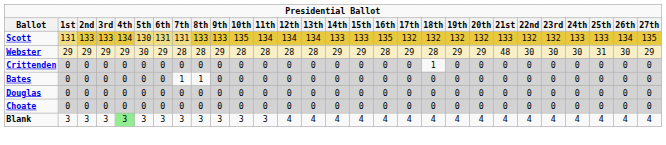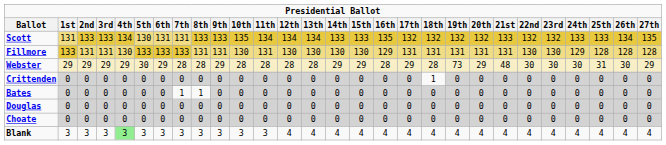+ row: (26, 52)
(457, 52) 29 -> (457, 65) 73
